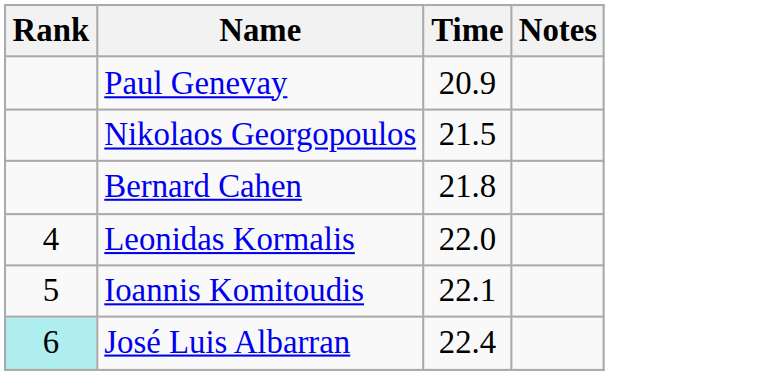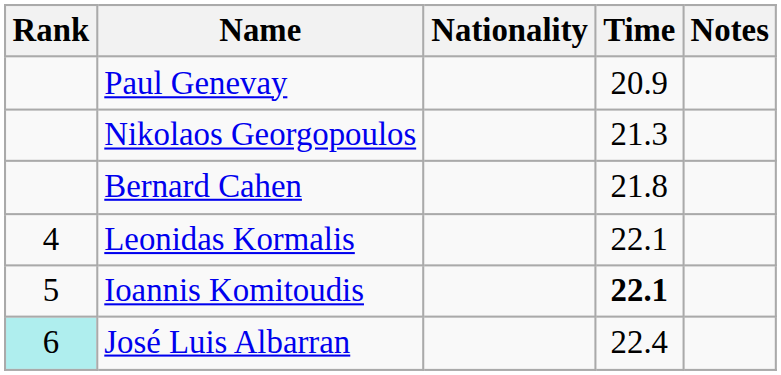+ column: (510, 30)
(467, 134) 21.5 -> (639, 134) 21.3
(467, 238) 22.0 -> (639, 238) 22.1
(467, 290) normal -> (639, 290) bold
